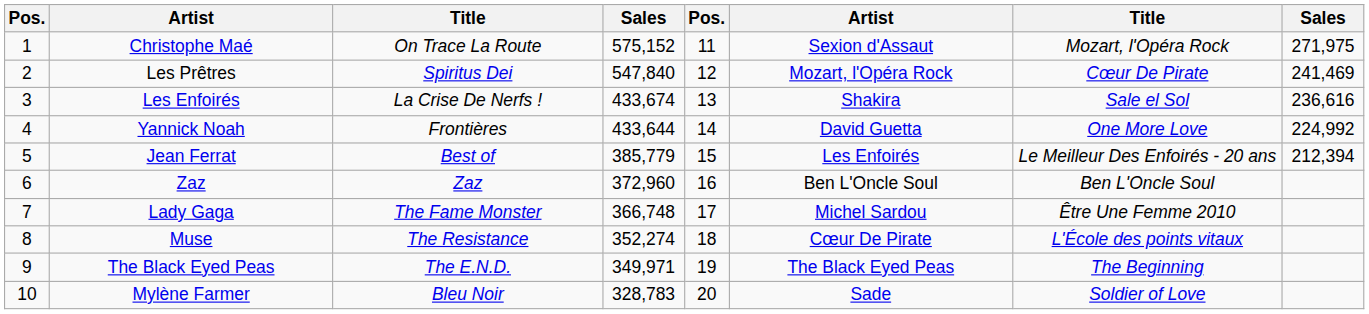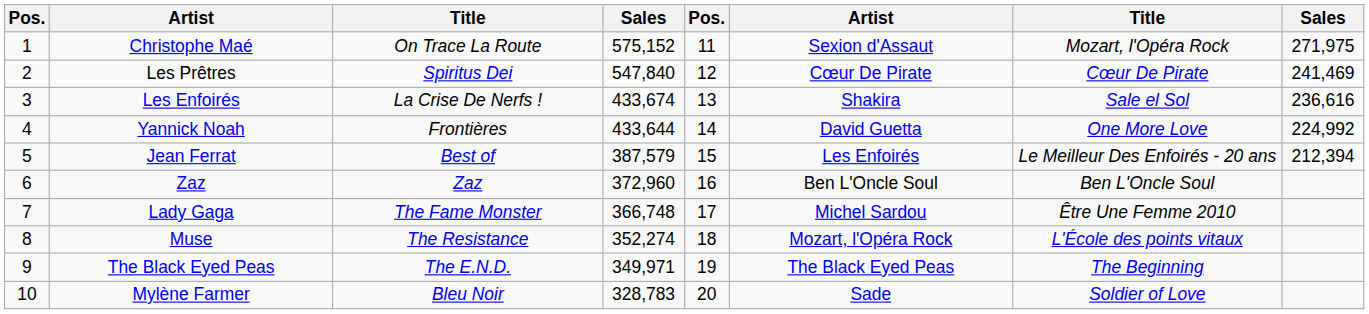(871, 73) Mozart, l'Opéra Rock -> (871, 73) Cœur De Pirate
(644, 156) 385,779 -> (644, 156) 387,579
(871, 239) Cœur De Pirate -> (871, 239) Mozart, l'Opéra Rock
